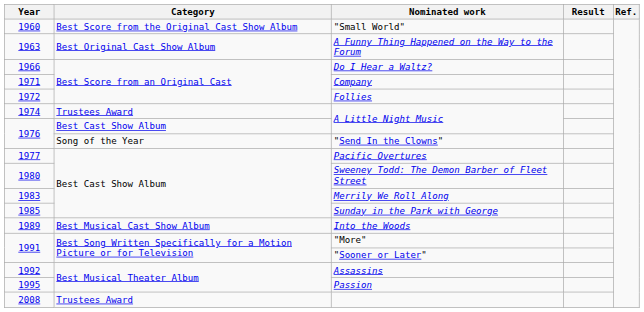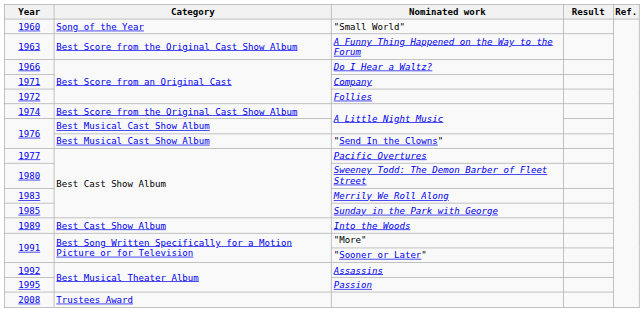(177, 27) Best Score from the Original Cast Show Album -> (100, 27) Song of the Year
(136, 47) Best Original Cast Show Album -> (177, 47) Best Score from the Original Cast Show Album
(95, 111) Trustees Award -> (177, 111) Best Score from the Original Cast Show Album
(111, 126) Best Cast Show Album -> (133, 126) Best Musical Cast Show Album
(100, 141) Song of the Year -> (133, 141) Best Musical Cast Show Album
(133, 226) Best Musical Cast Show Album -> (111, 226) Best Cast Show Album
